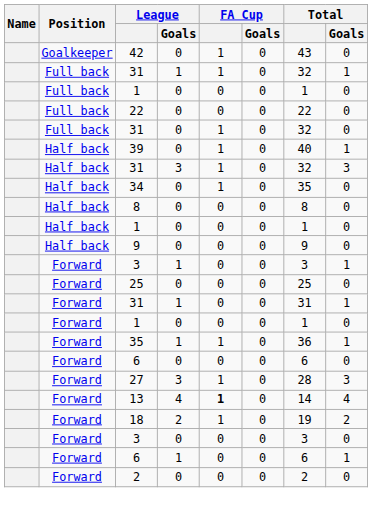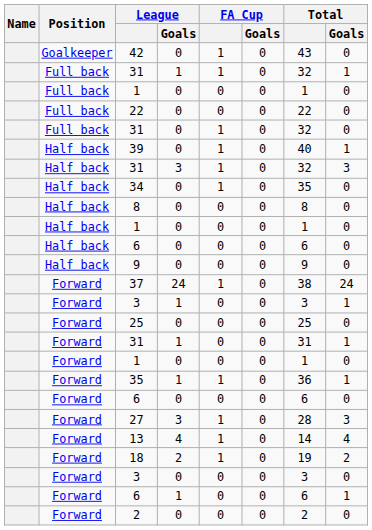+ row: (77, 245)
+ row: (77, 284)
(221, 400) bold -> (221, 438) normal
